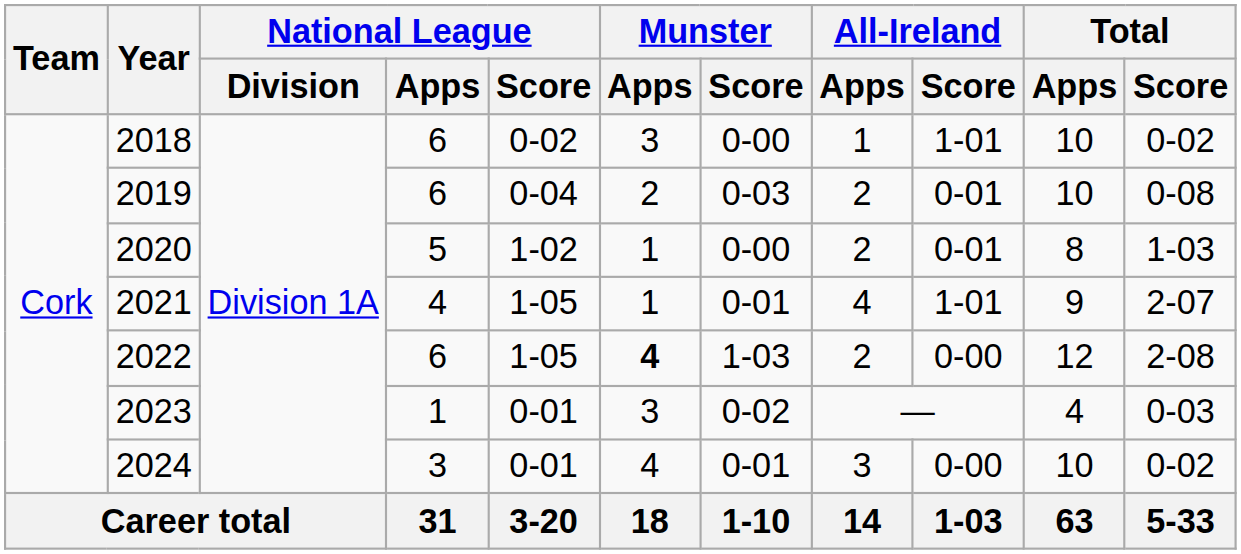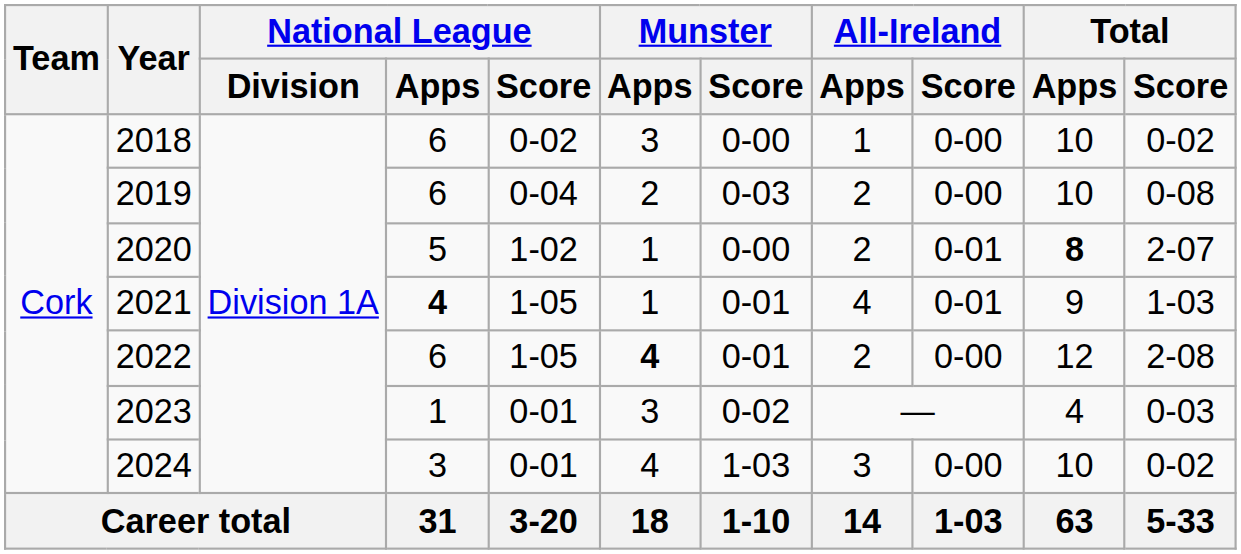(968, 140) 1-01 -> (968, 140) 0-00
(968, 194) 0-01 -> (968, 194) 0-00
(1074, 248) normal -> (1074, 248) bold
(1181, 248) 1-03 -> (1181, 248) 2-07
(437, 303) normal -> (437, 303) bold
(968, 303) 1-01 -> (968, 303) 0-01
(1181, 303) 2-07 -> (1181, 303) 1-03
(756, 357) 1-03 -> (756, 357) 0-01
(756, 466) 0-01 -> (756, 466) 1-03
